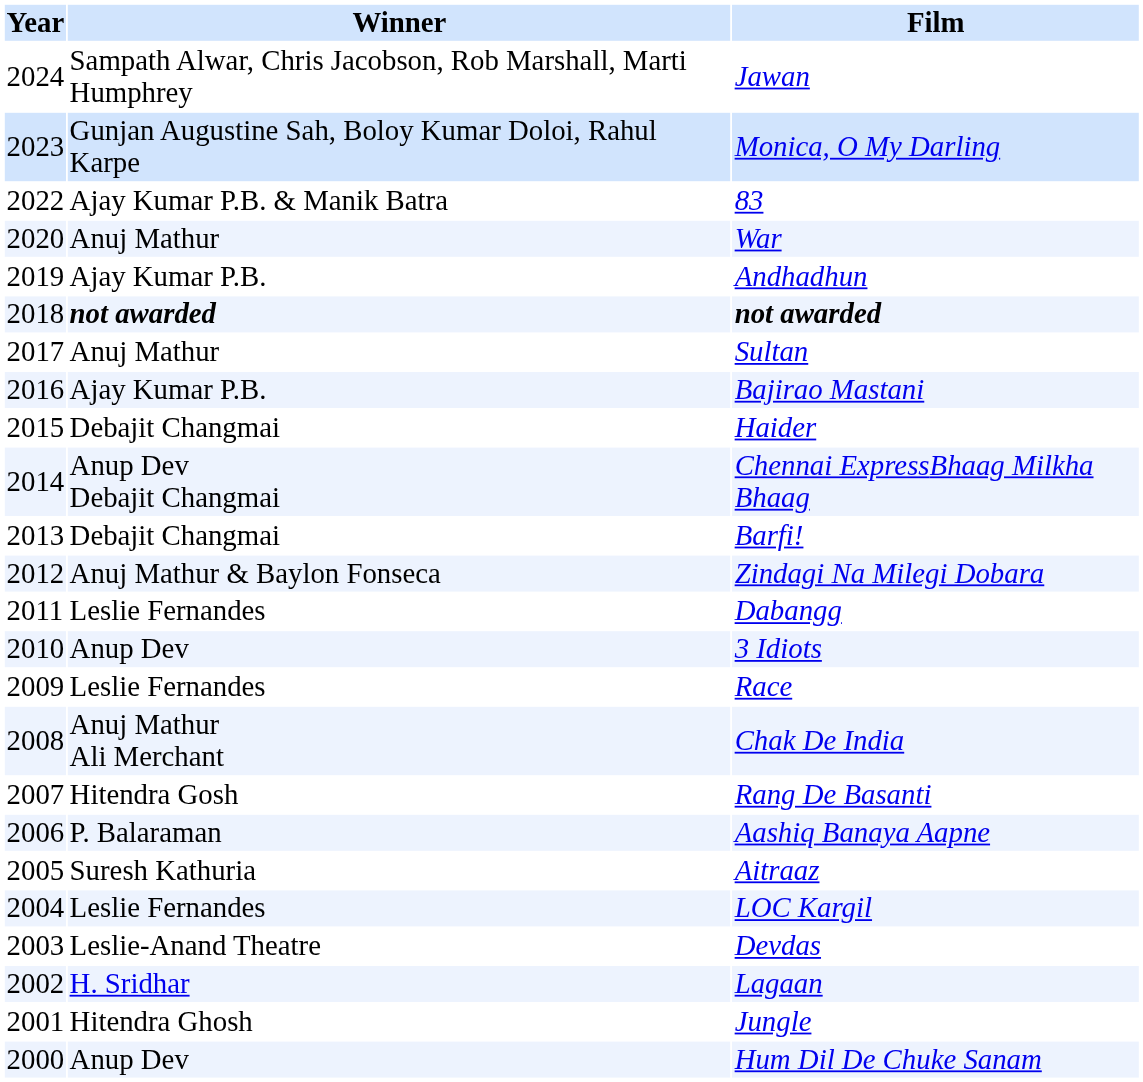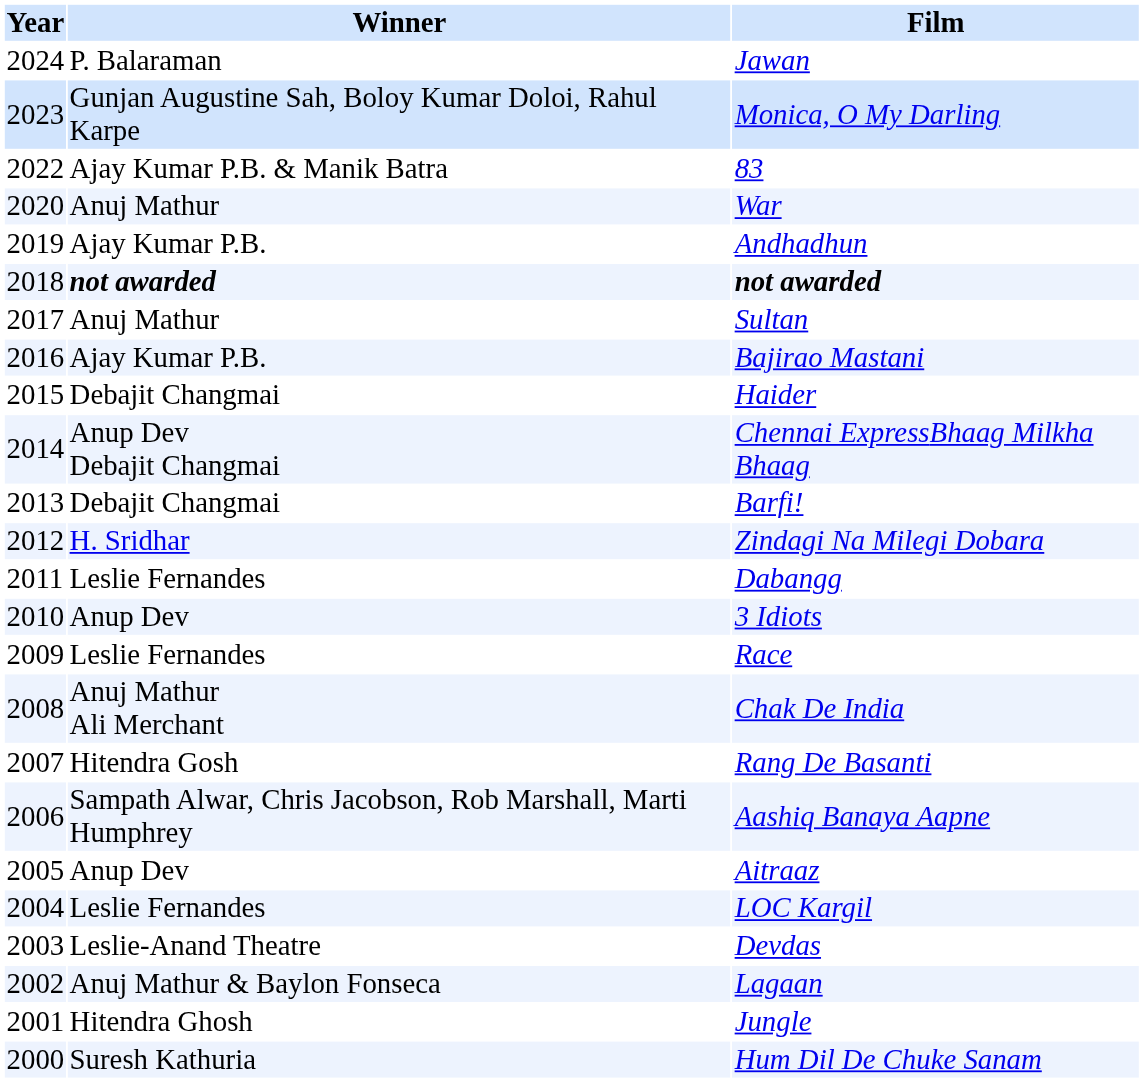(378, 76) Sampath Alwar, Chris Jacobson, Rob Marshall, Marti Humphrey -> (146, 60) P. Balaraman
(255, 573) Anuj Mathur & Baylon Fonseca -> (130, 540) H. Sridhar
(146, 832) P. Balaraman -> (378, 816) Sampath Alwar, Chris Jacobson, Rob Marshall, Marti Humphrey
(163, 870) Suresh Kathuria -> (129, 870) Anup Dev
(130, 983) H. Sridhar -> (255, 983) Anuj Mathur & Baylon Fonseca
(129, 1059) Anup Dev -> (163, 1059) Suresh Kathuria
